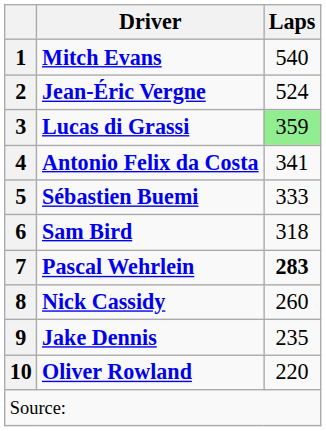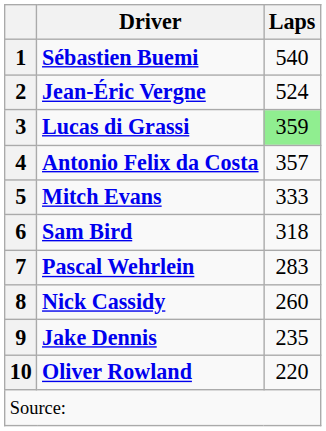(102, 57) Mitch Evans -> (120, 57) Sébastien Buemi
(292, 162) 341 -> (292, 162) 357
(120, 197) Sébastien Buemi -> (102, 197) Mitch Evans
(292, 267) bold -> (292, 267) normal
